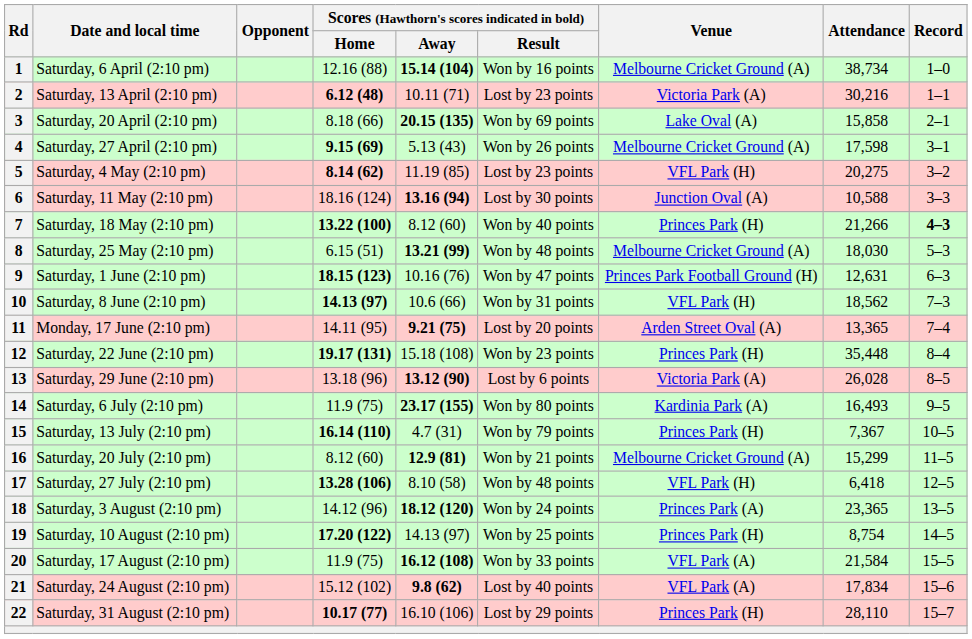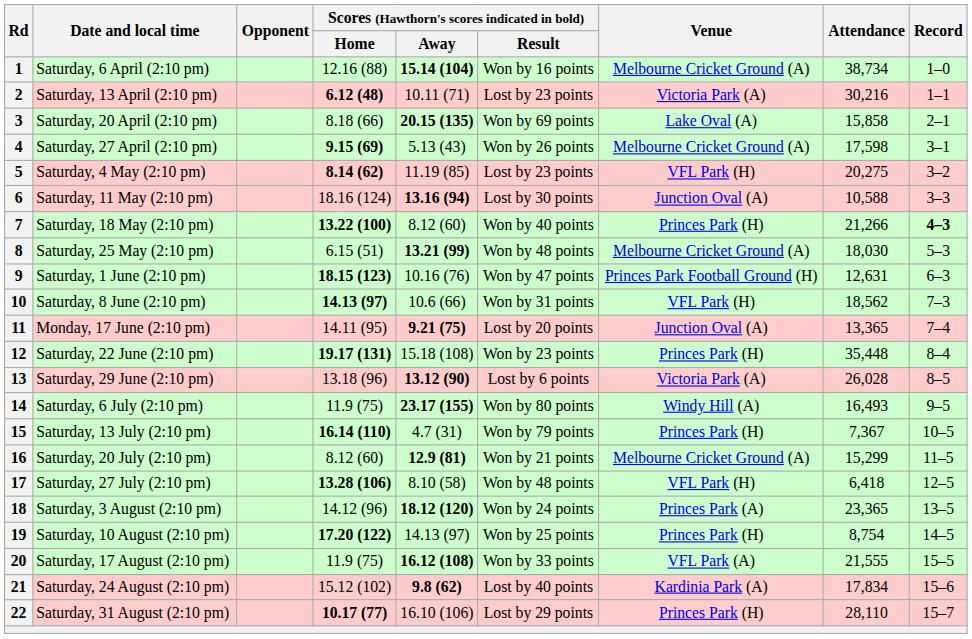(711, 328) Arden Street Oval (A) -> (711, 328) Junction Oval (A)
(711, 406) Kardinia Park (A) -> (711, 406) Windy Hill (A)
(867, 561) 21,584 -> (867, 561) 21,555
(711, 587) VFL Park (A) -> (711, 587) Kardinia Park (A)
